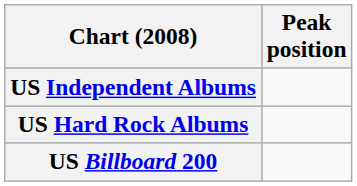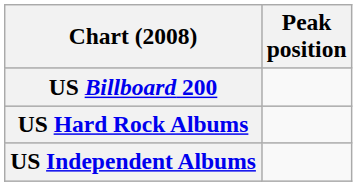rows swapped: (133, 161) <-> (133, 86)
